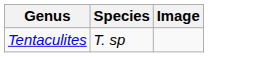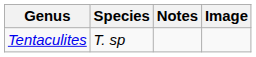+ column: (177, 16)
